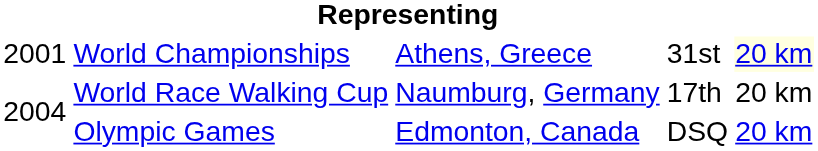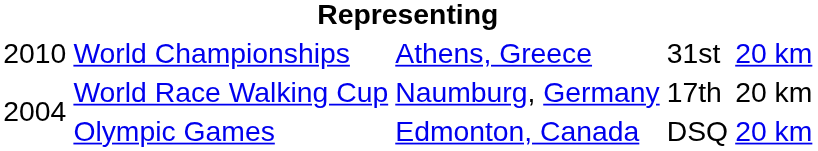(35, 53) 2001 -> (35, 53) 2010
(774, 53) lightyellow background -> (774, 53) no background
